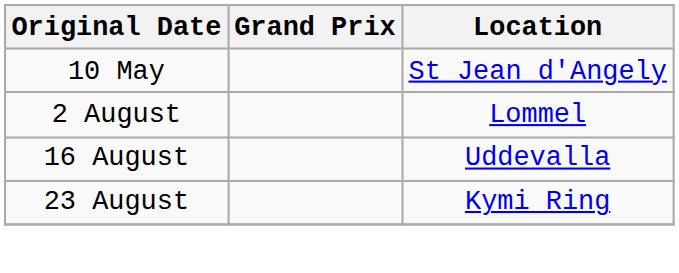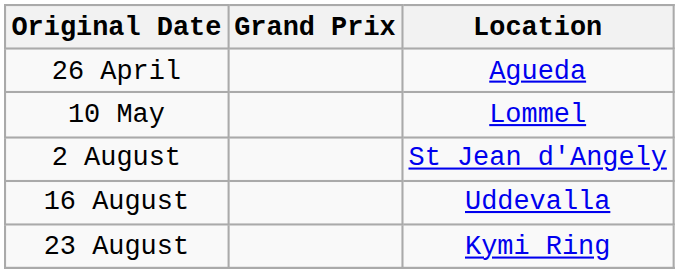+ row: (116, 71)
(538, 71) St Jean d'Angely -> (538, 115) Lommel
(538, 115) Lommel -> (538, 159) St Jean d'Angely
